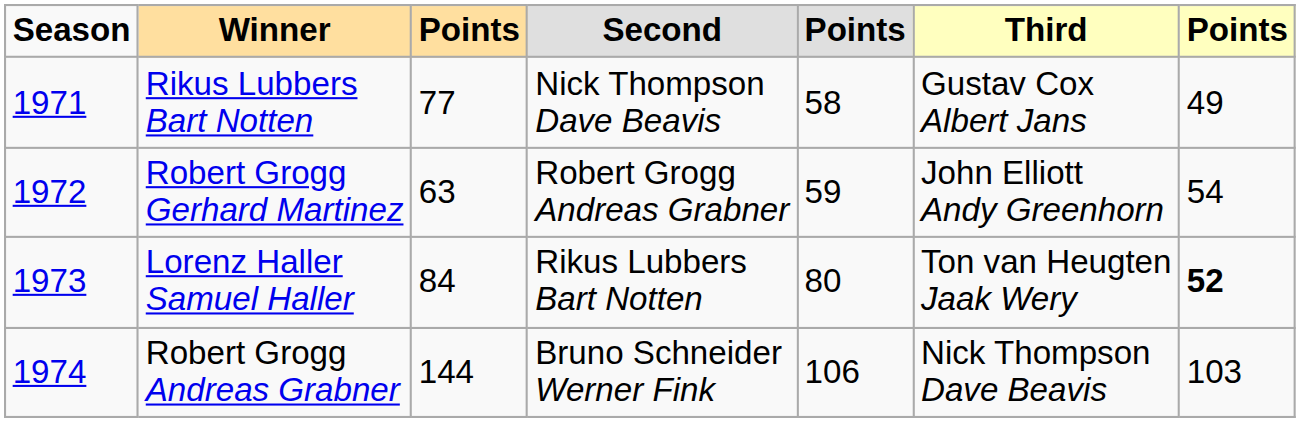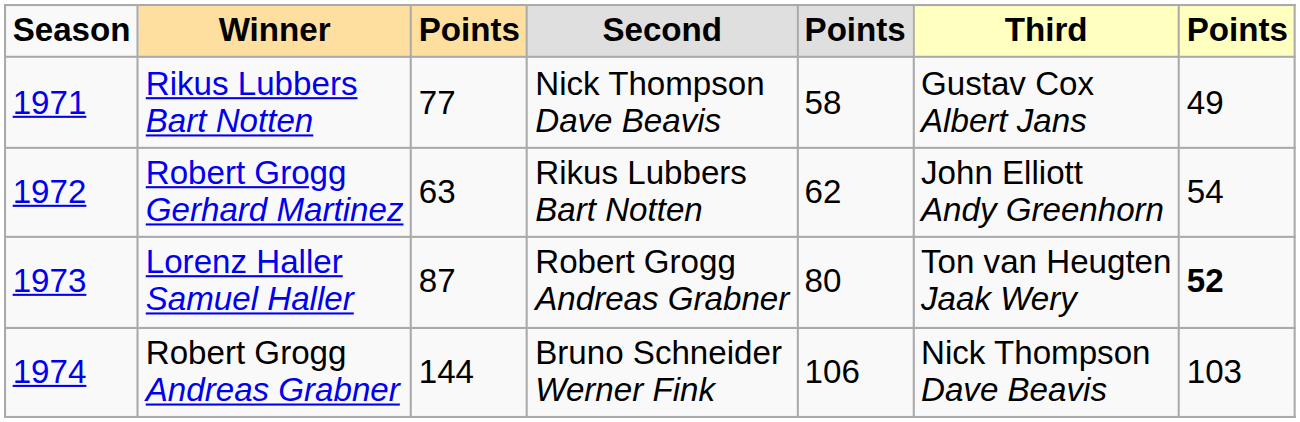(662, 191) Robert Grogg Andreas Grabner -> (641, 191) Rikus Lubbers Bart Notten
(823, 191) 59 -> (823, 191) 62
(437, 281) 84 -> (437, 281) 87
(641, 281) Rikus Lubbers Bart Notten -> (662, 281) Robert Grogg Andreas Grabner
